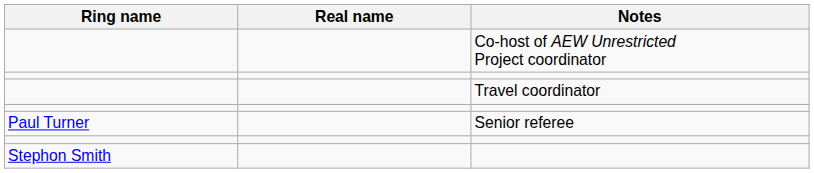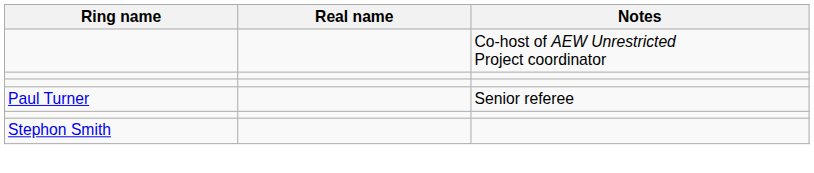- row: (121, 92)
